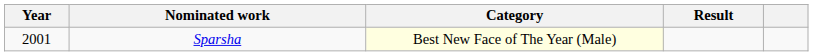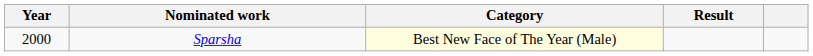(37, 39) 2001 -> (37, 39) 2000
